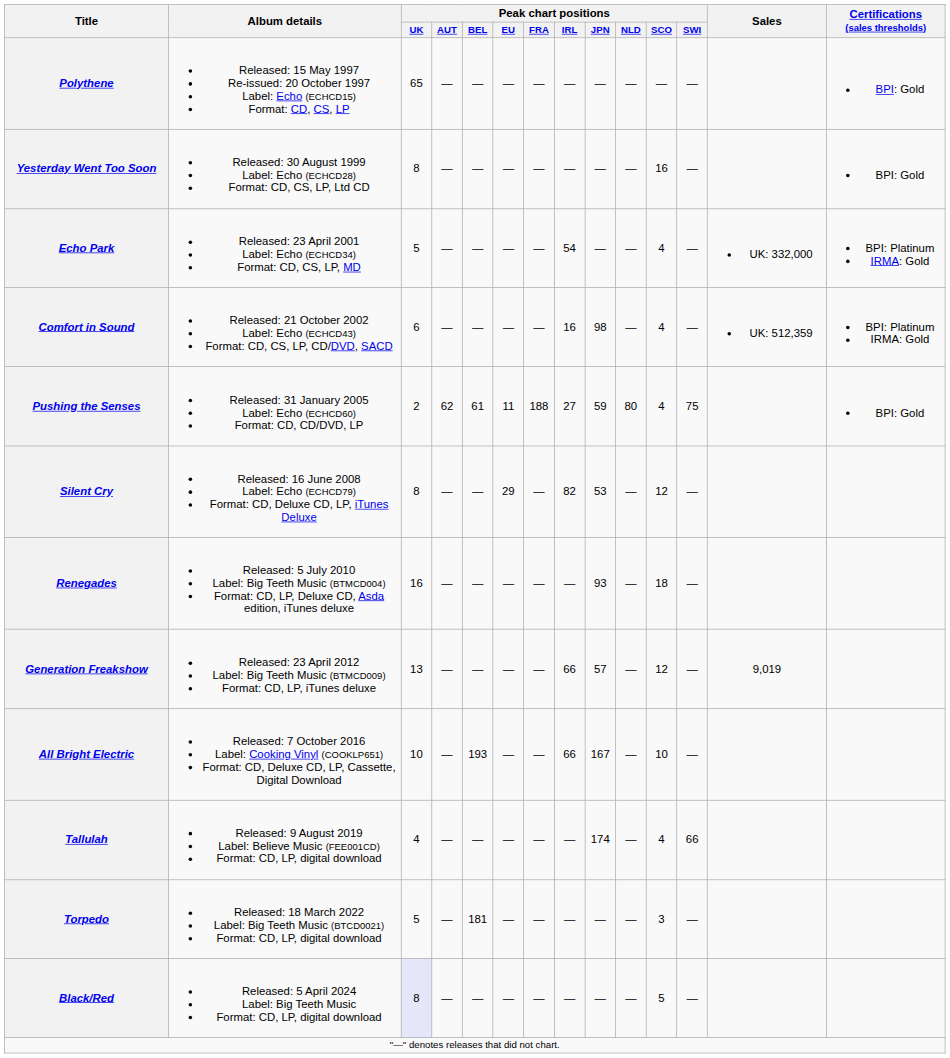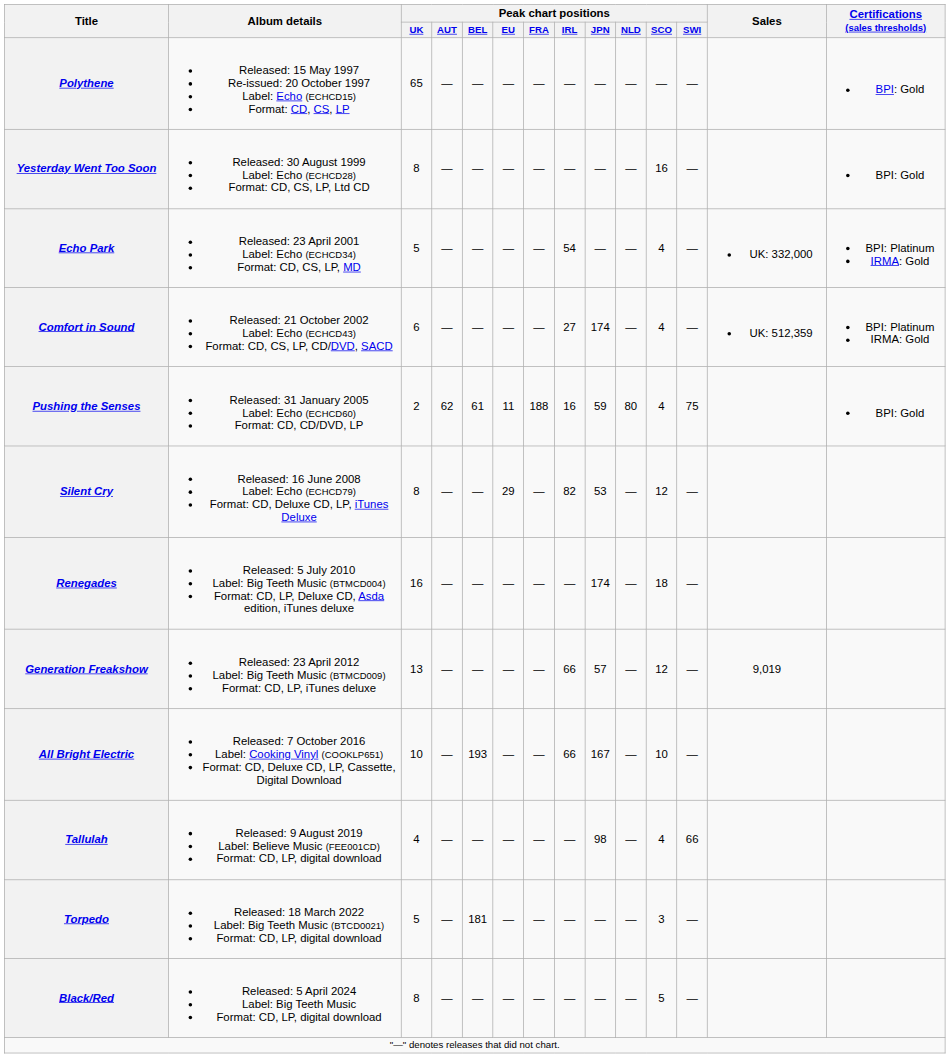(570, 327) 16 -> (570, 327) 27
(600, 327) 98 -> (600, 327) 174
(570, 406) 27 -> (570, 406) 16
(600, 583) 93 -> (600, 583) 174
(600, 840) 174 -> (600, 840) 98
(416, 998) lavender background -> (416, 998) no background
